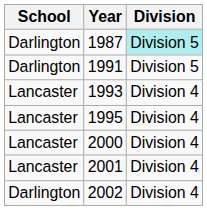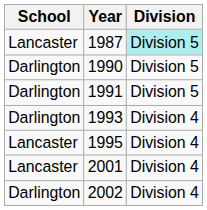(44, 42) Darlington -> (43, 42) Lancaster
+ row: (105, 67)
(43, 92) Lancaster -> (44, 117) Darlington
- row: (105, 142)
